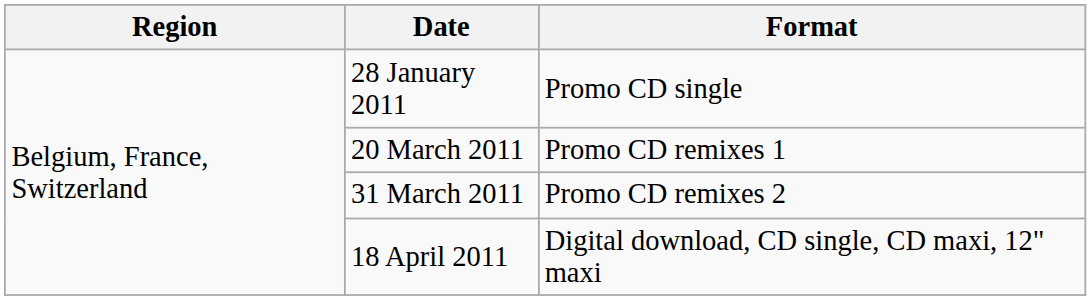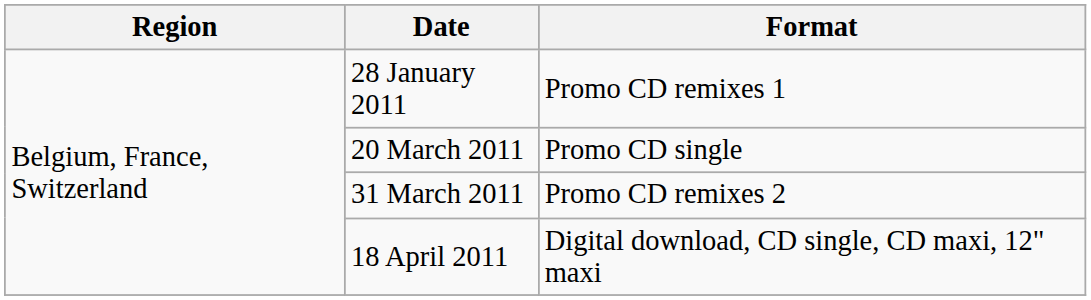(644, 88) Promo CD single -> (665, 88) Promo CD remixes 1
(665, 149) Promo CD remixes 1 -> (644, 149) Promo CD single
